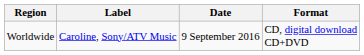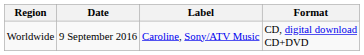columns swapped: (220, 13) <-> (118, 13)
